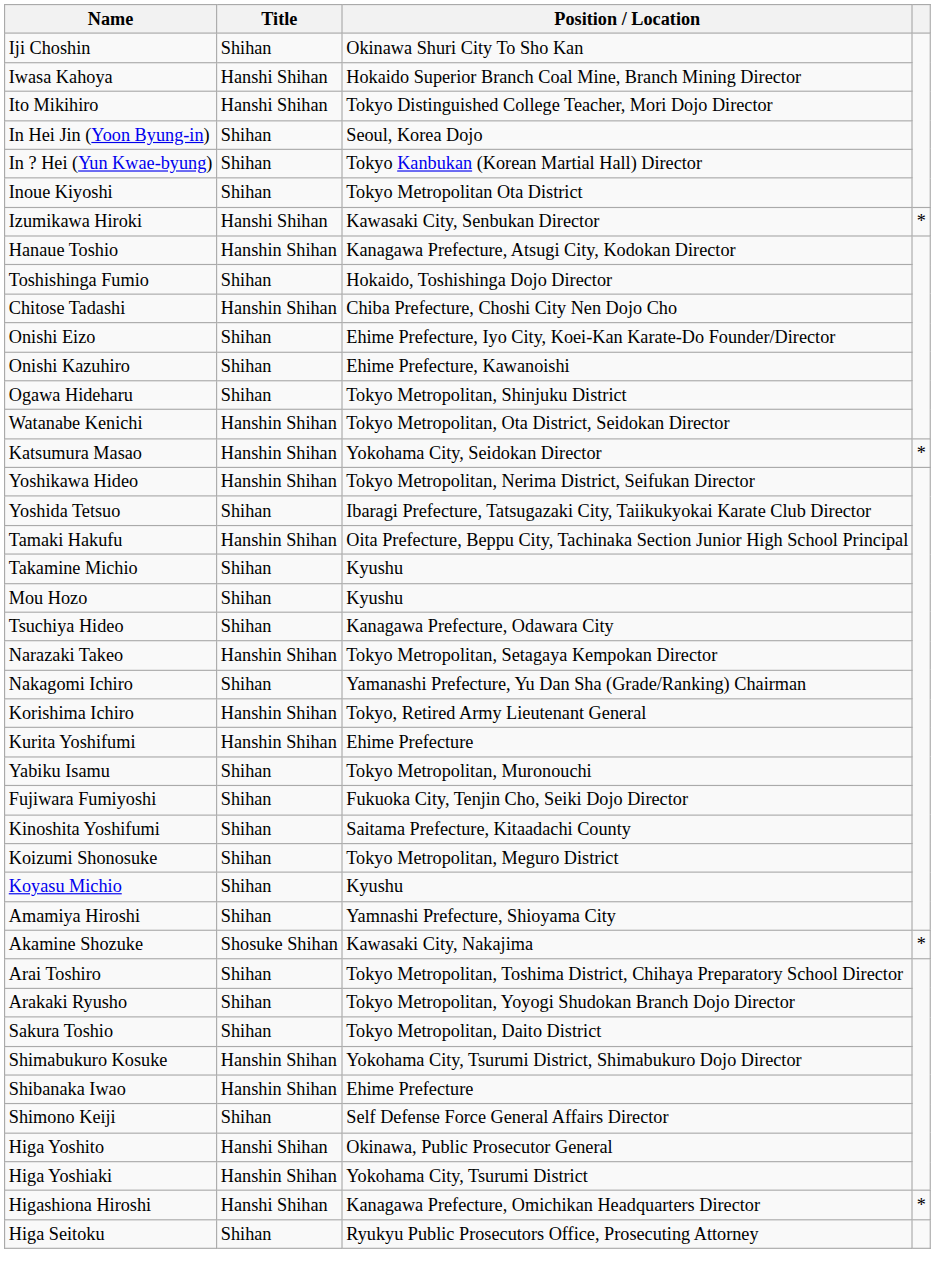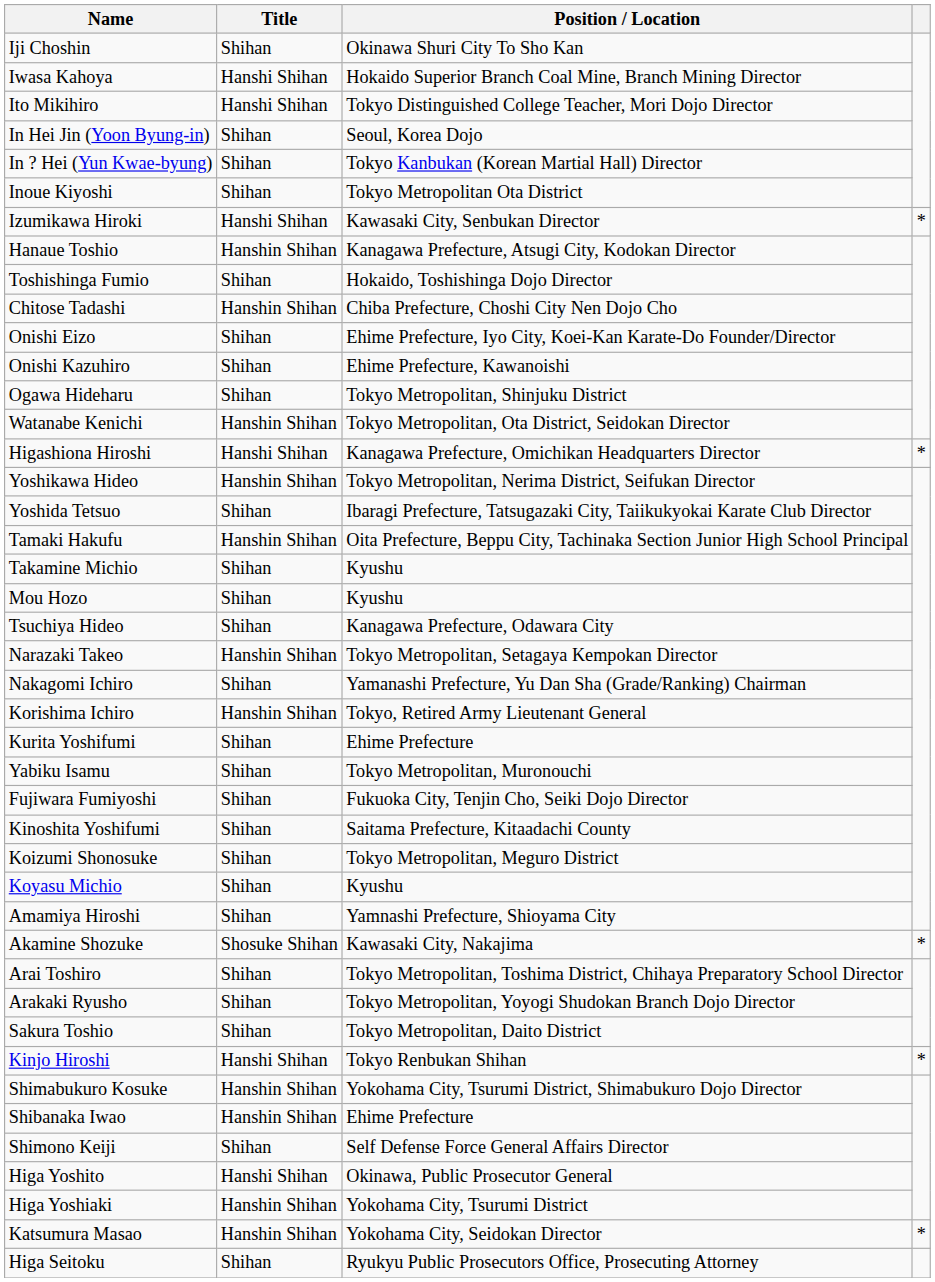rows swapped: (75, 452) <-> (80, 1204)
(279, 742) Hanshin Shihan -> (246, 742) Shihan
+ row: (59, 1060)
